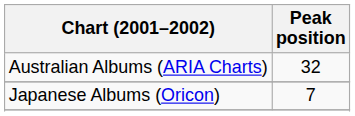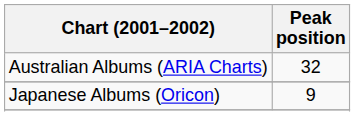(311, 95) 7 -> (311, 95) 9
